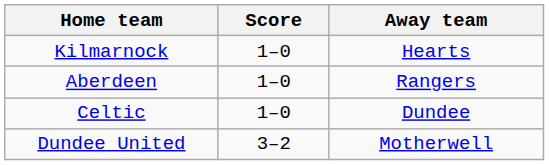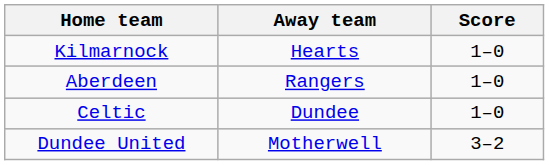columns swapped: (274, 20) <-> (436, 20)
